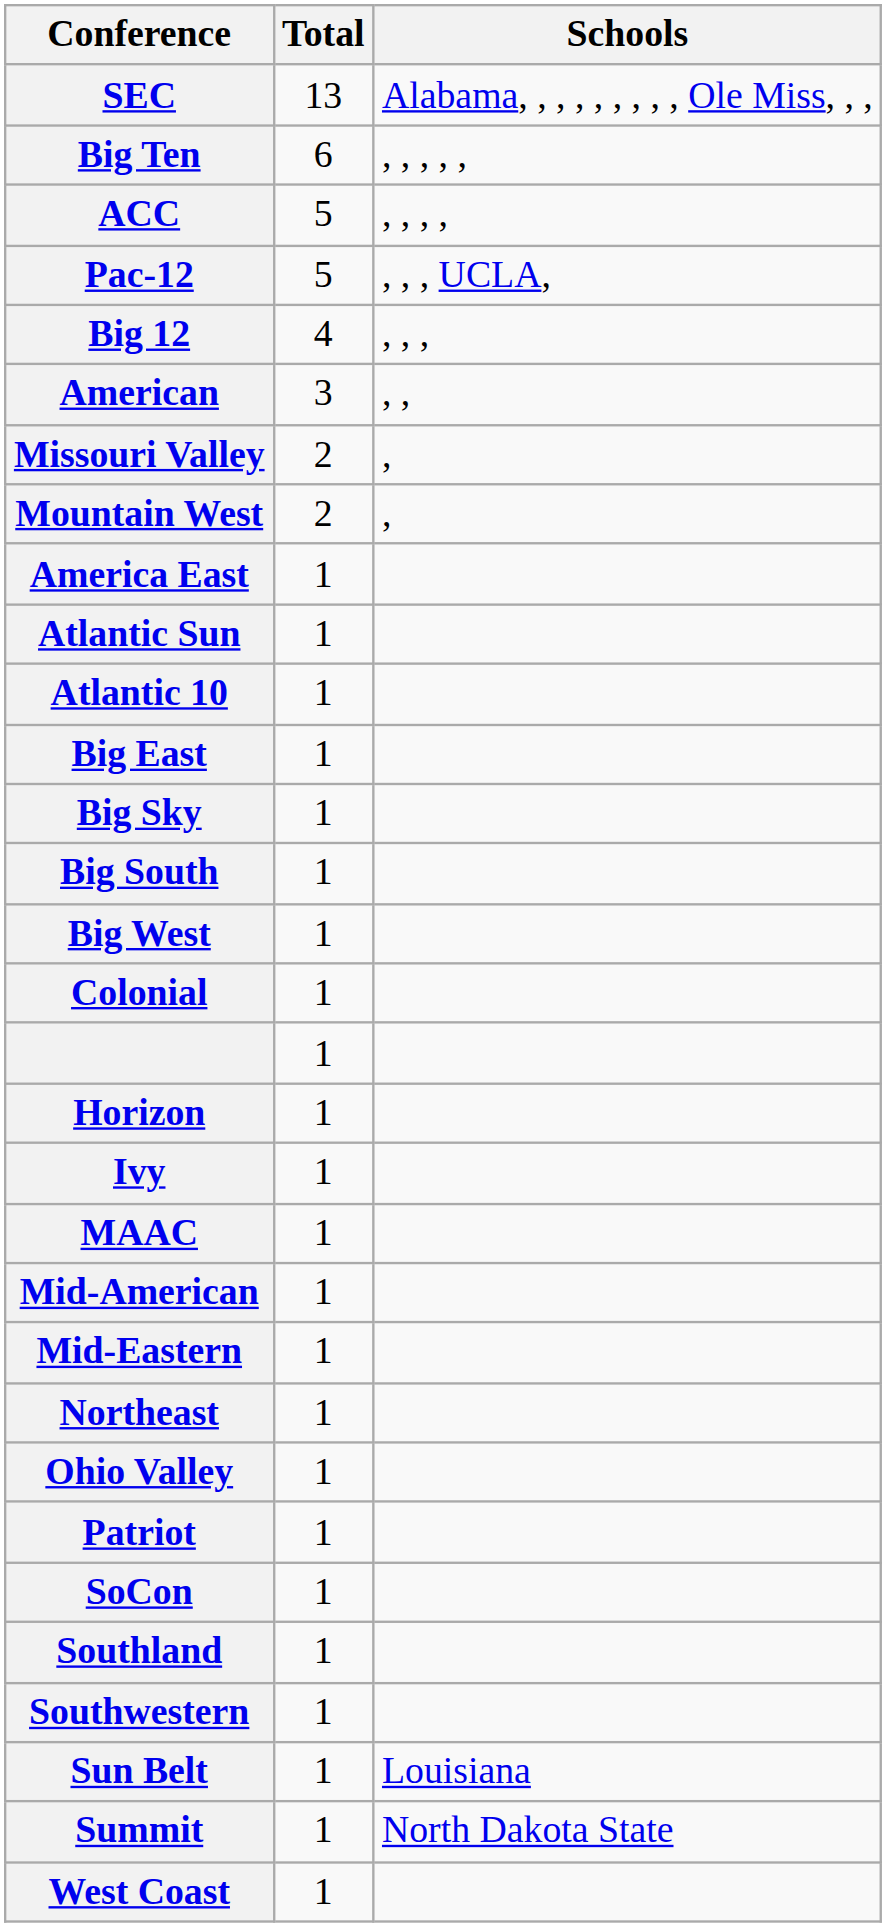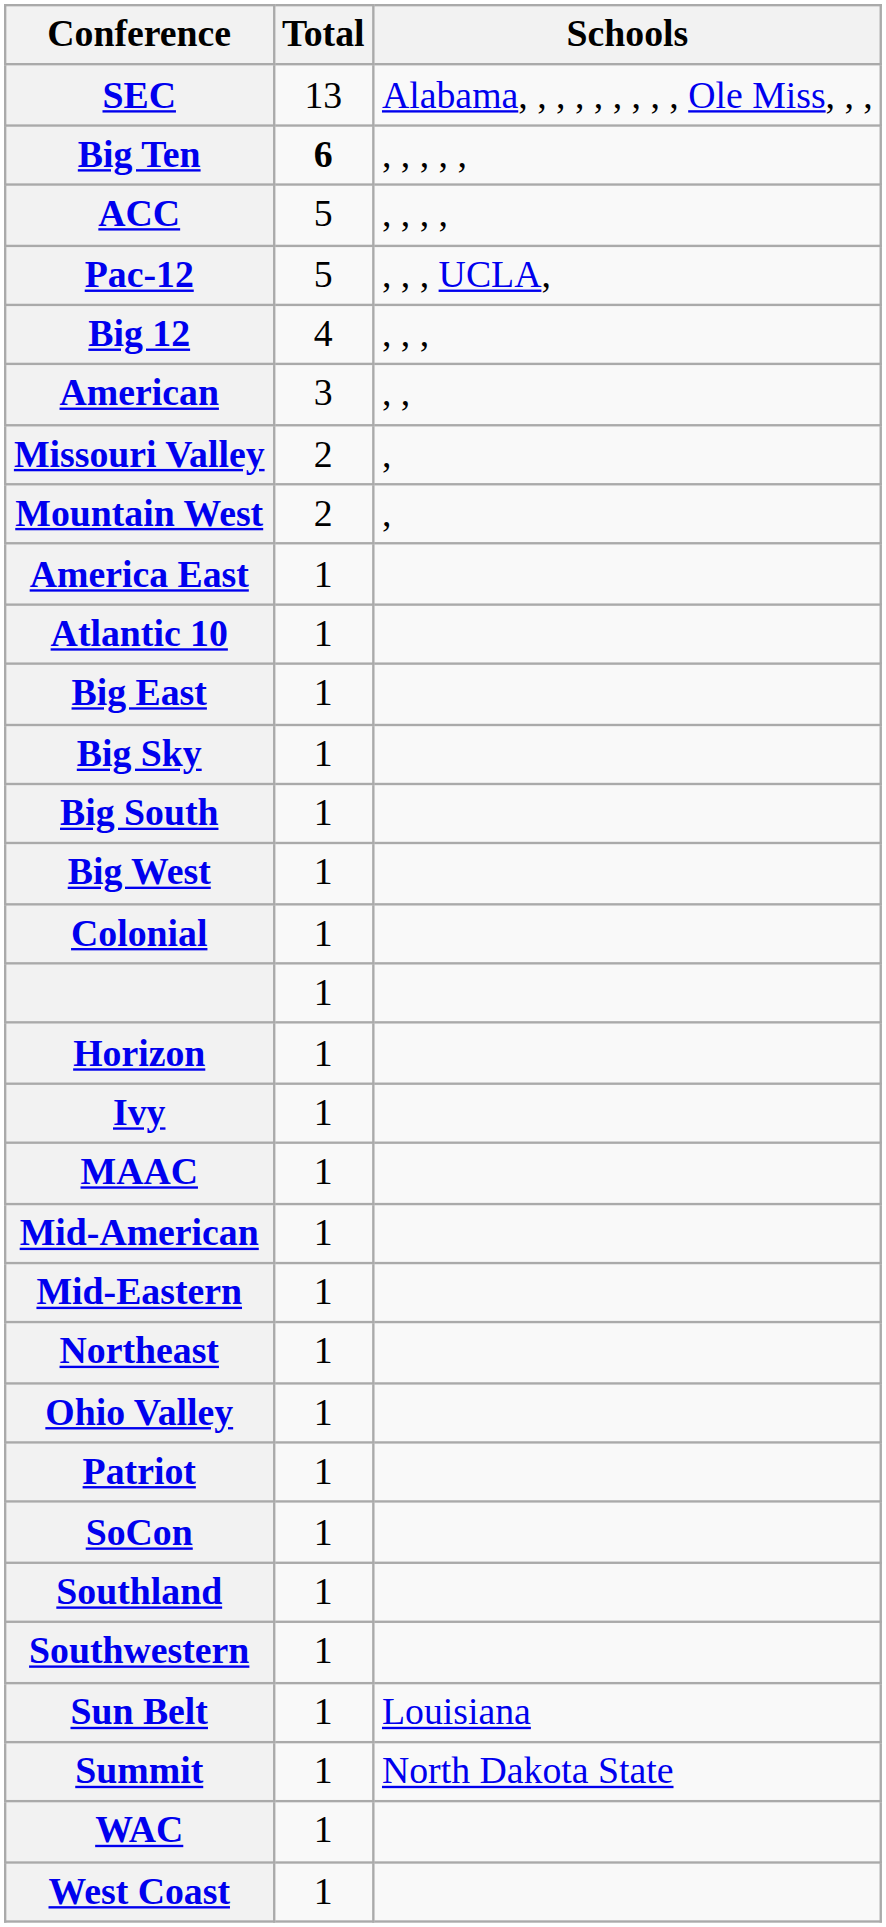(323, 154) normal -> (323, 154) bold
- row: (139, 633)
+ row: (139, 1830)
